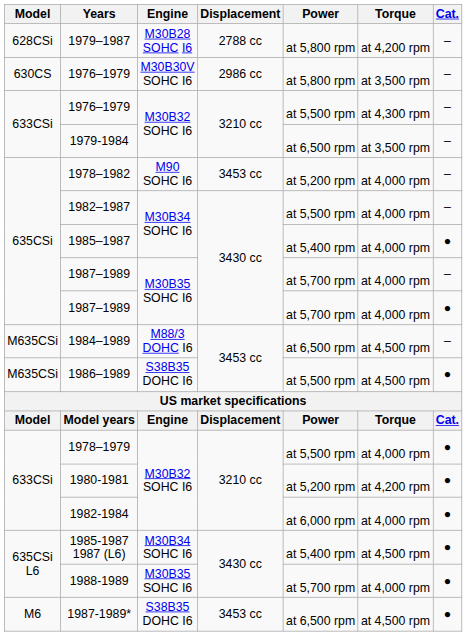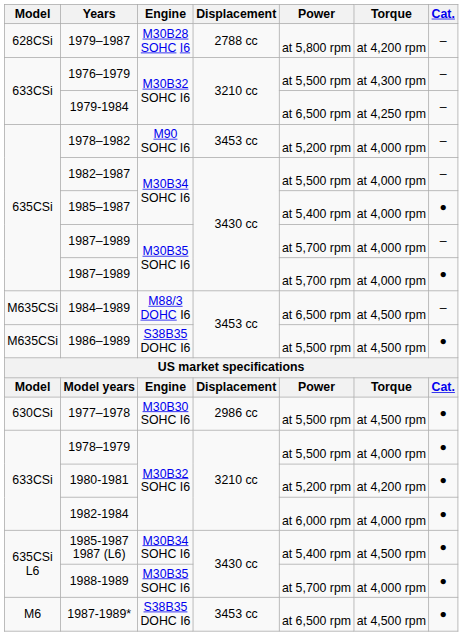- row: (99, 74)
(395, 147) at 3,500 rpm -> (391, 114) at 4,250 rpm
+ row: (99, 413)
